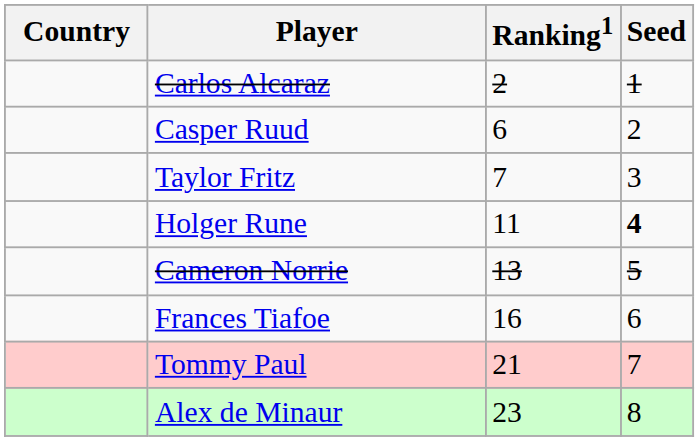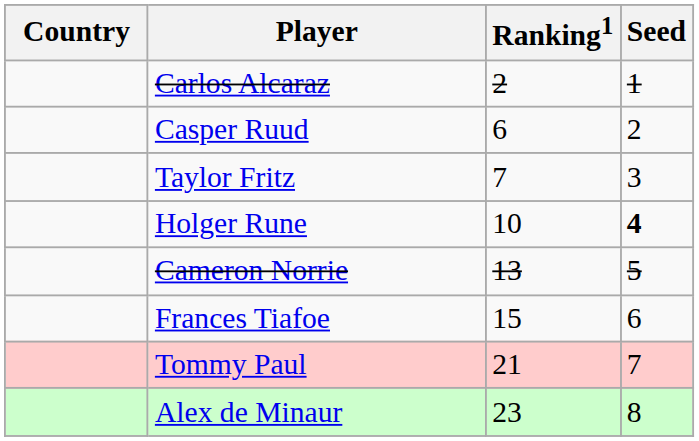(507, 223) 11 -> (507, 223) 10
(507, 317) 16 -> (507, 317) 15
